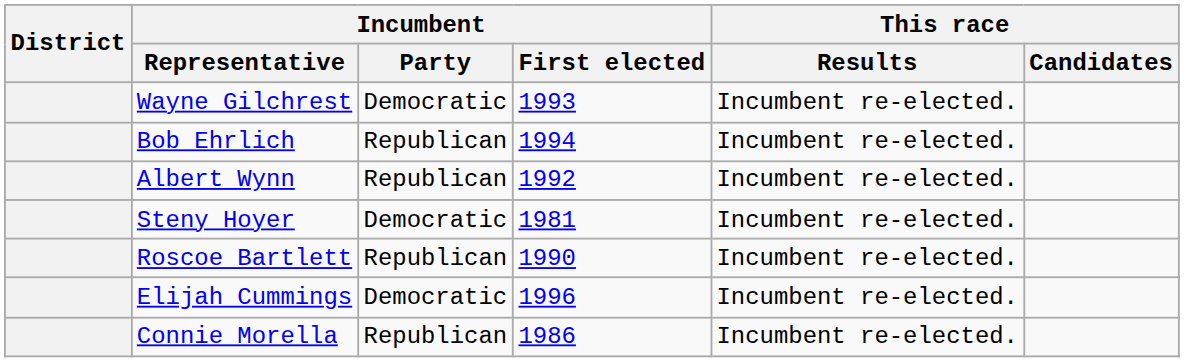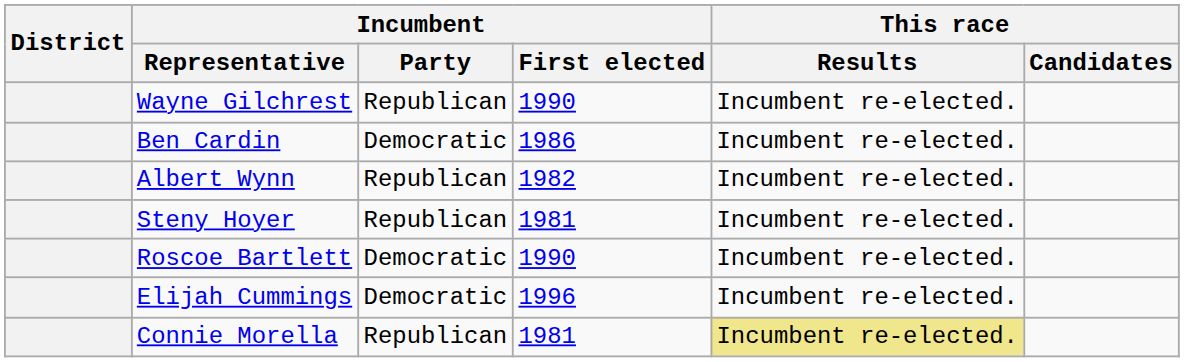(435, 102) Democratic -> (435, 102) Republican
(547, 102) 1993 -> (547, 102) 1990
- row: (216, 141)
+ row: (209, 141)
(547, 180) 1992 -> (547, 180) 1982
(435, 219) Democratic -> (435, 219) Republican
(435, 258) Republican -> (435, 258) Democratic
(547, 336) 1986 -> (547, 336) 1981
(867, 336) no background -> (867, 336) khaki background
